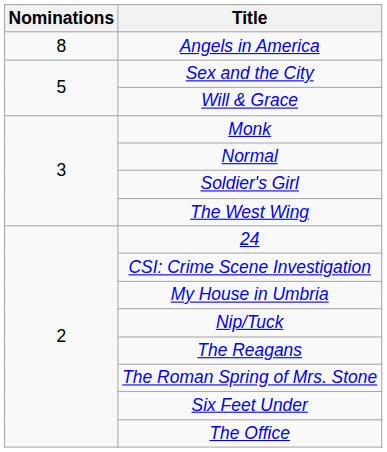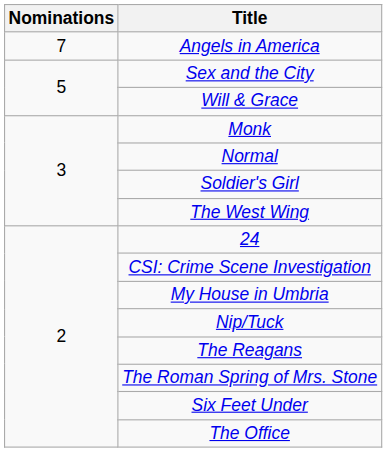(61, 45) 8 -> (61, 45) 7
